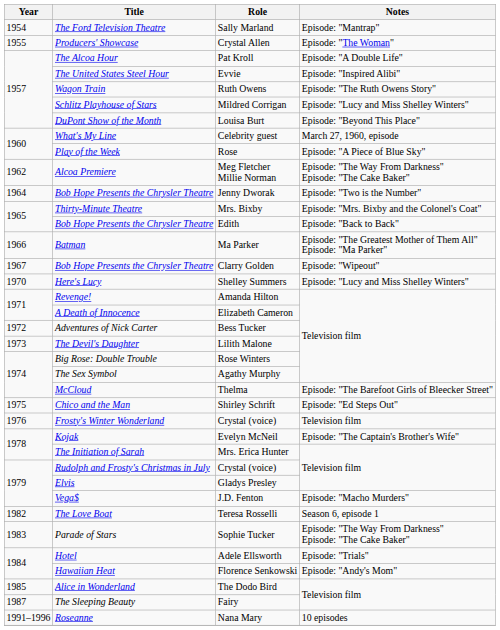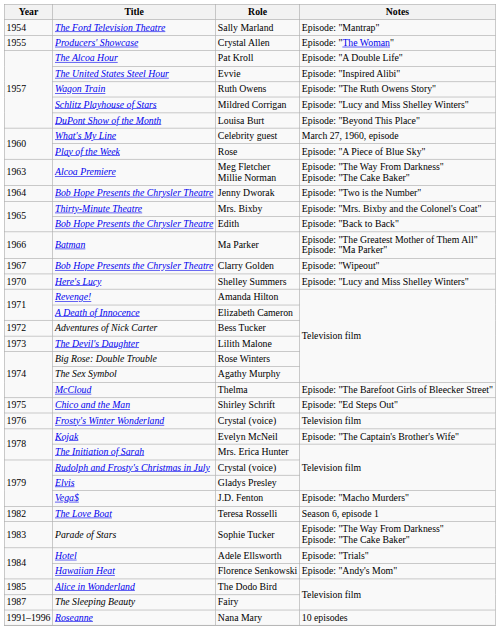(16, 172) 1962 -> (16, 172) 1963
